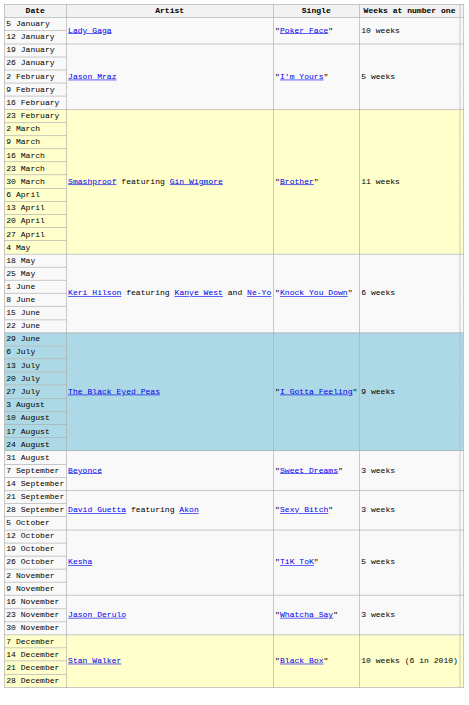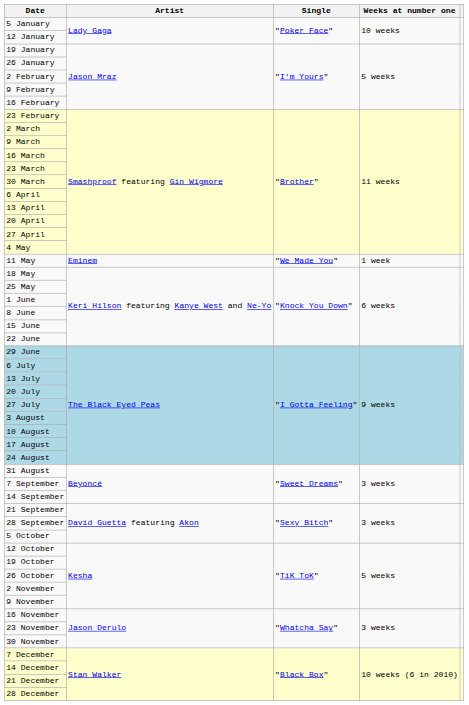+ row: (21, 260)
